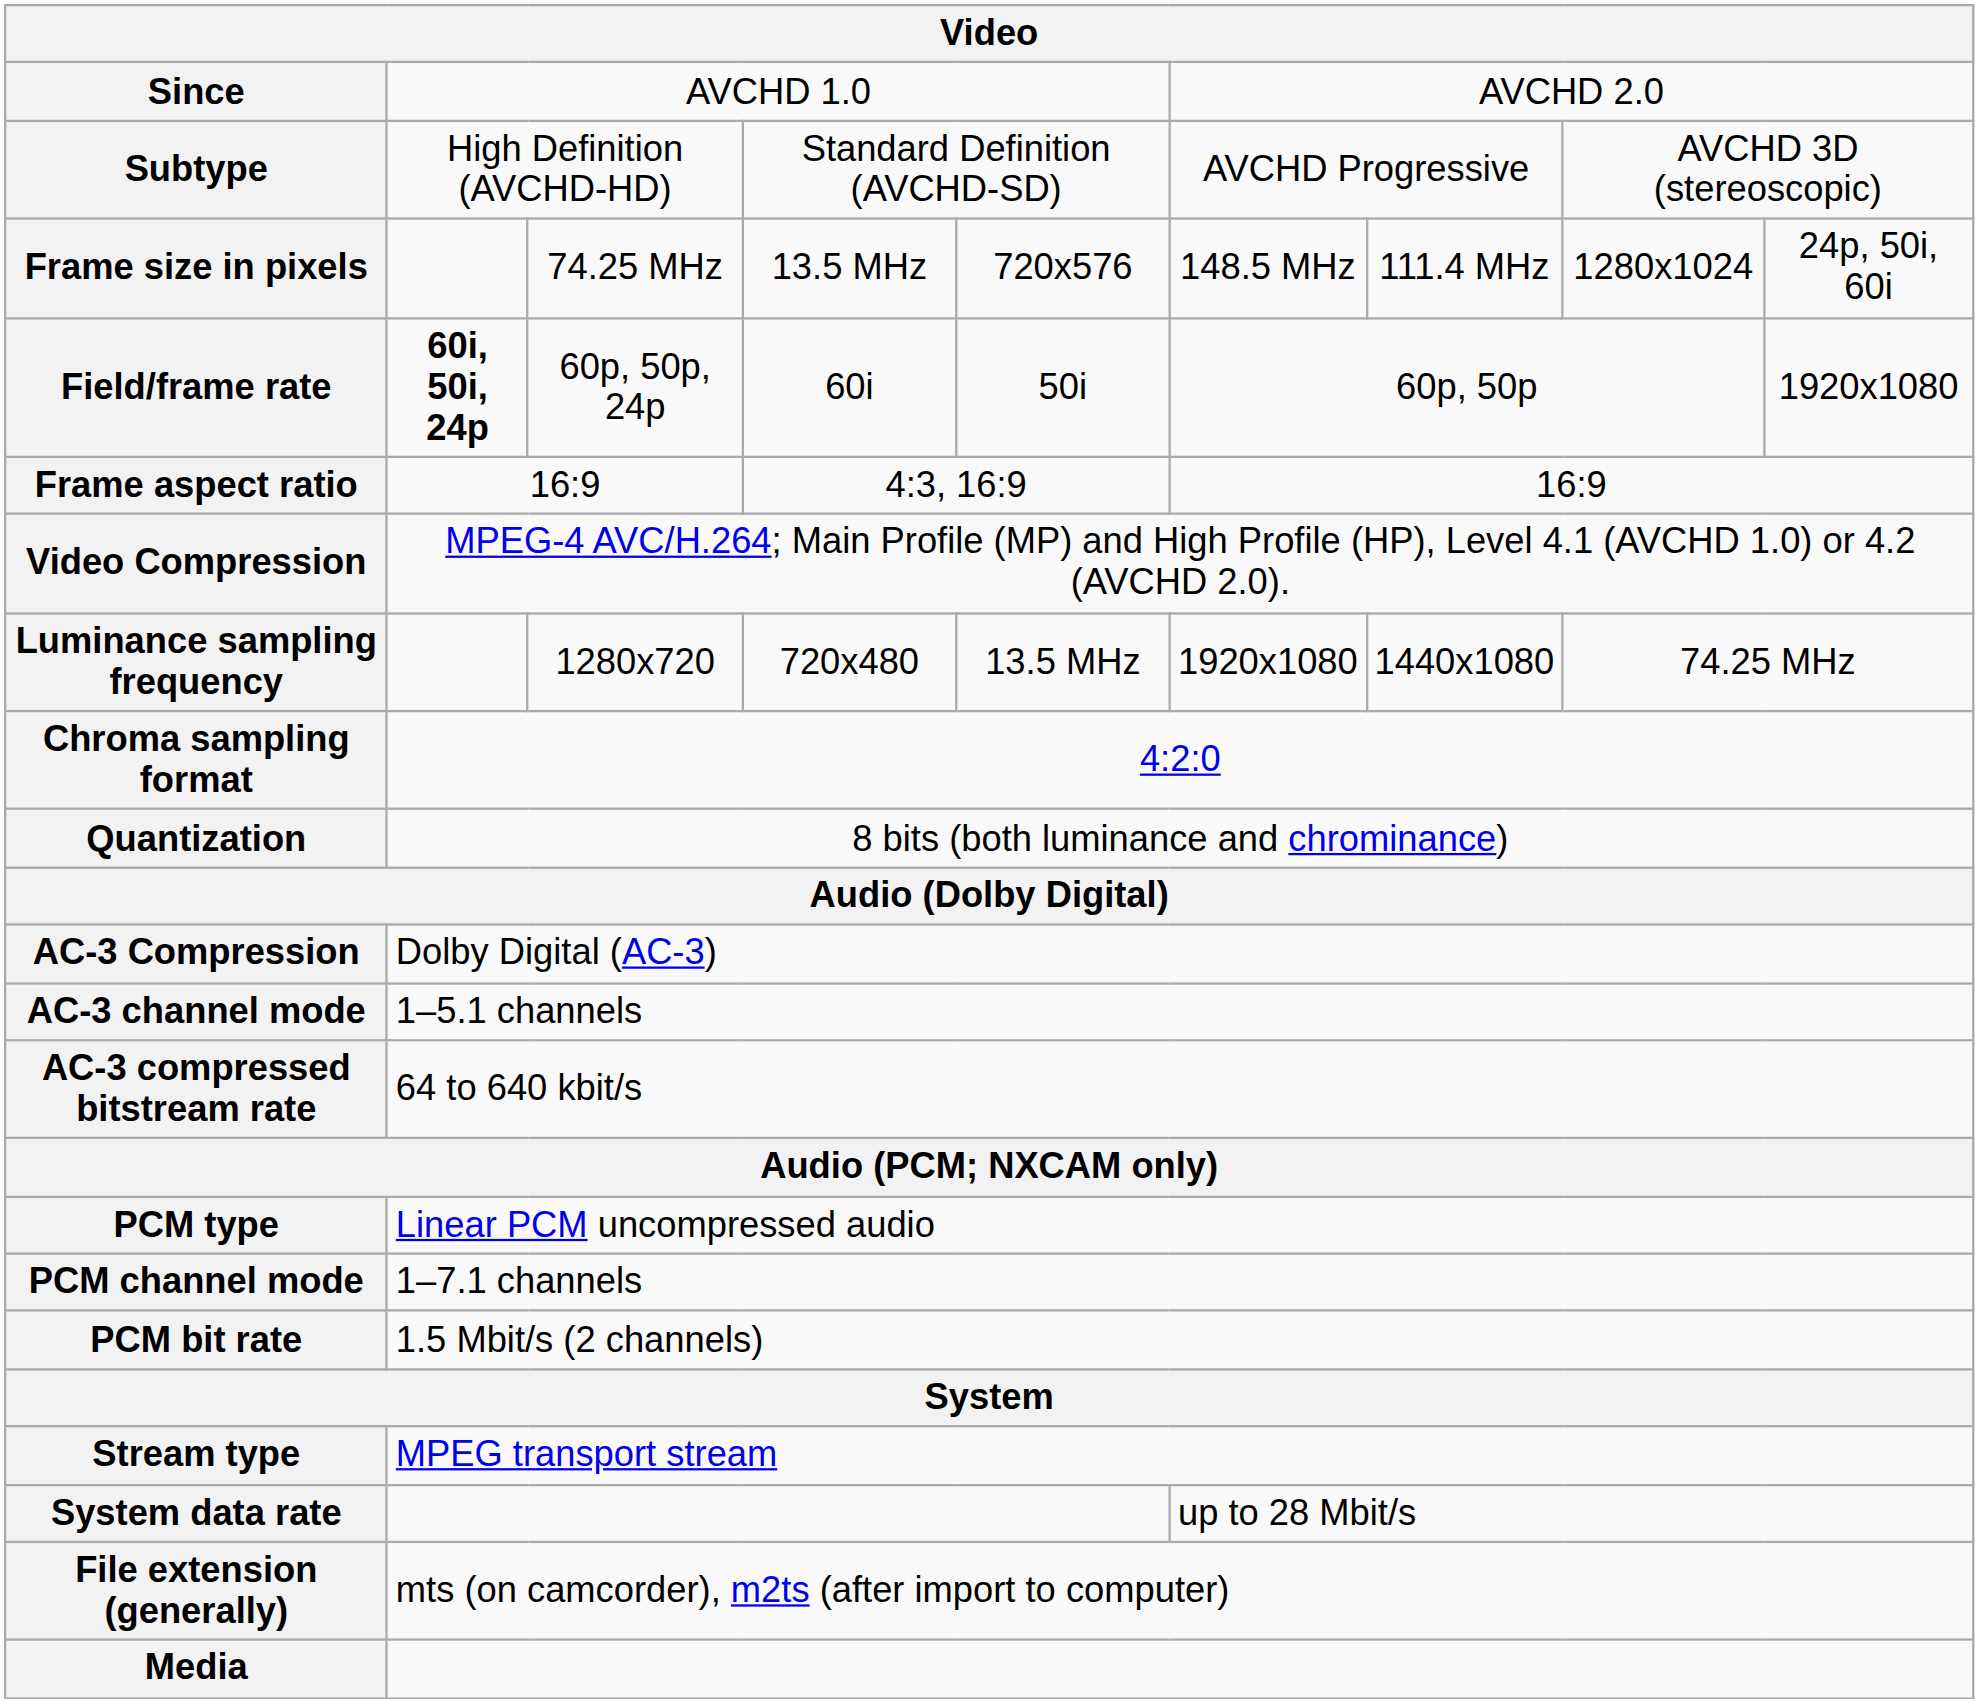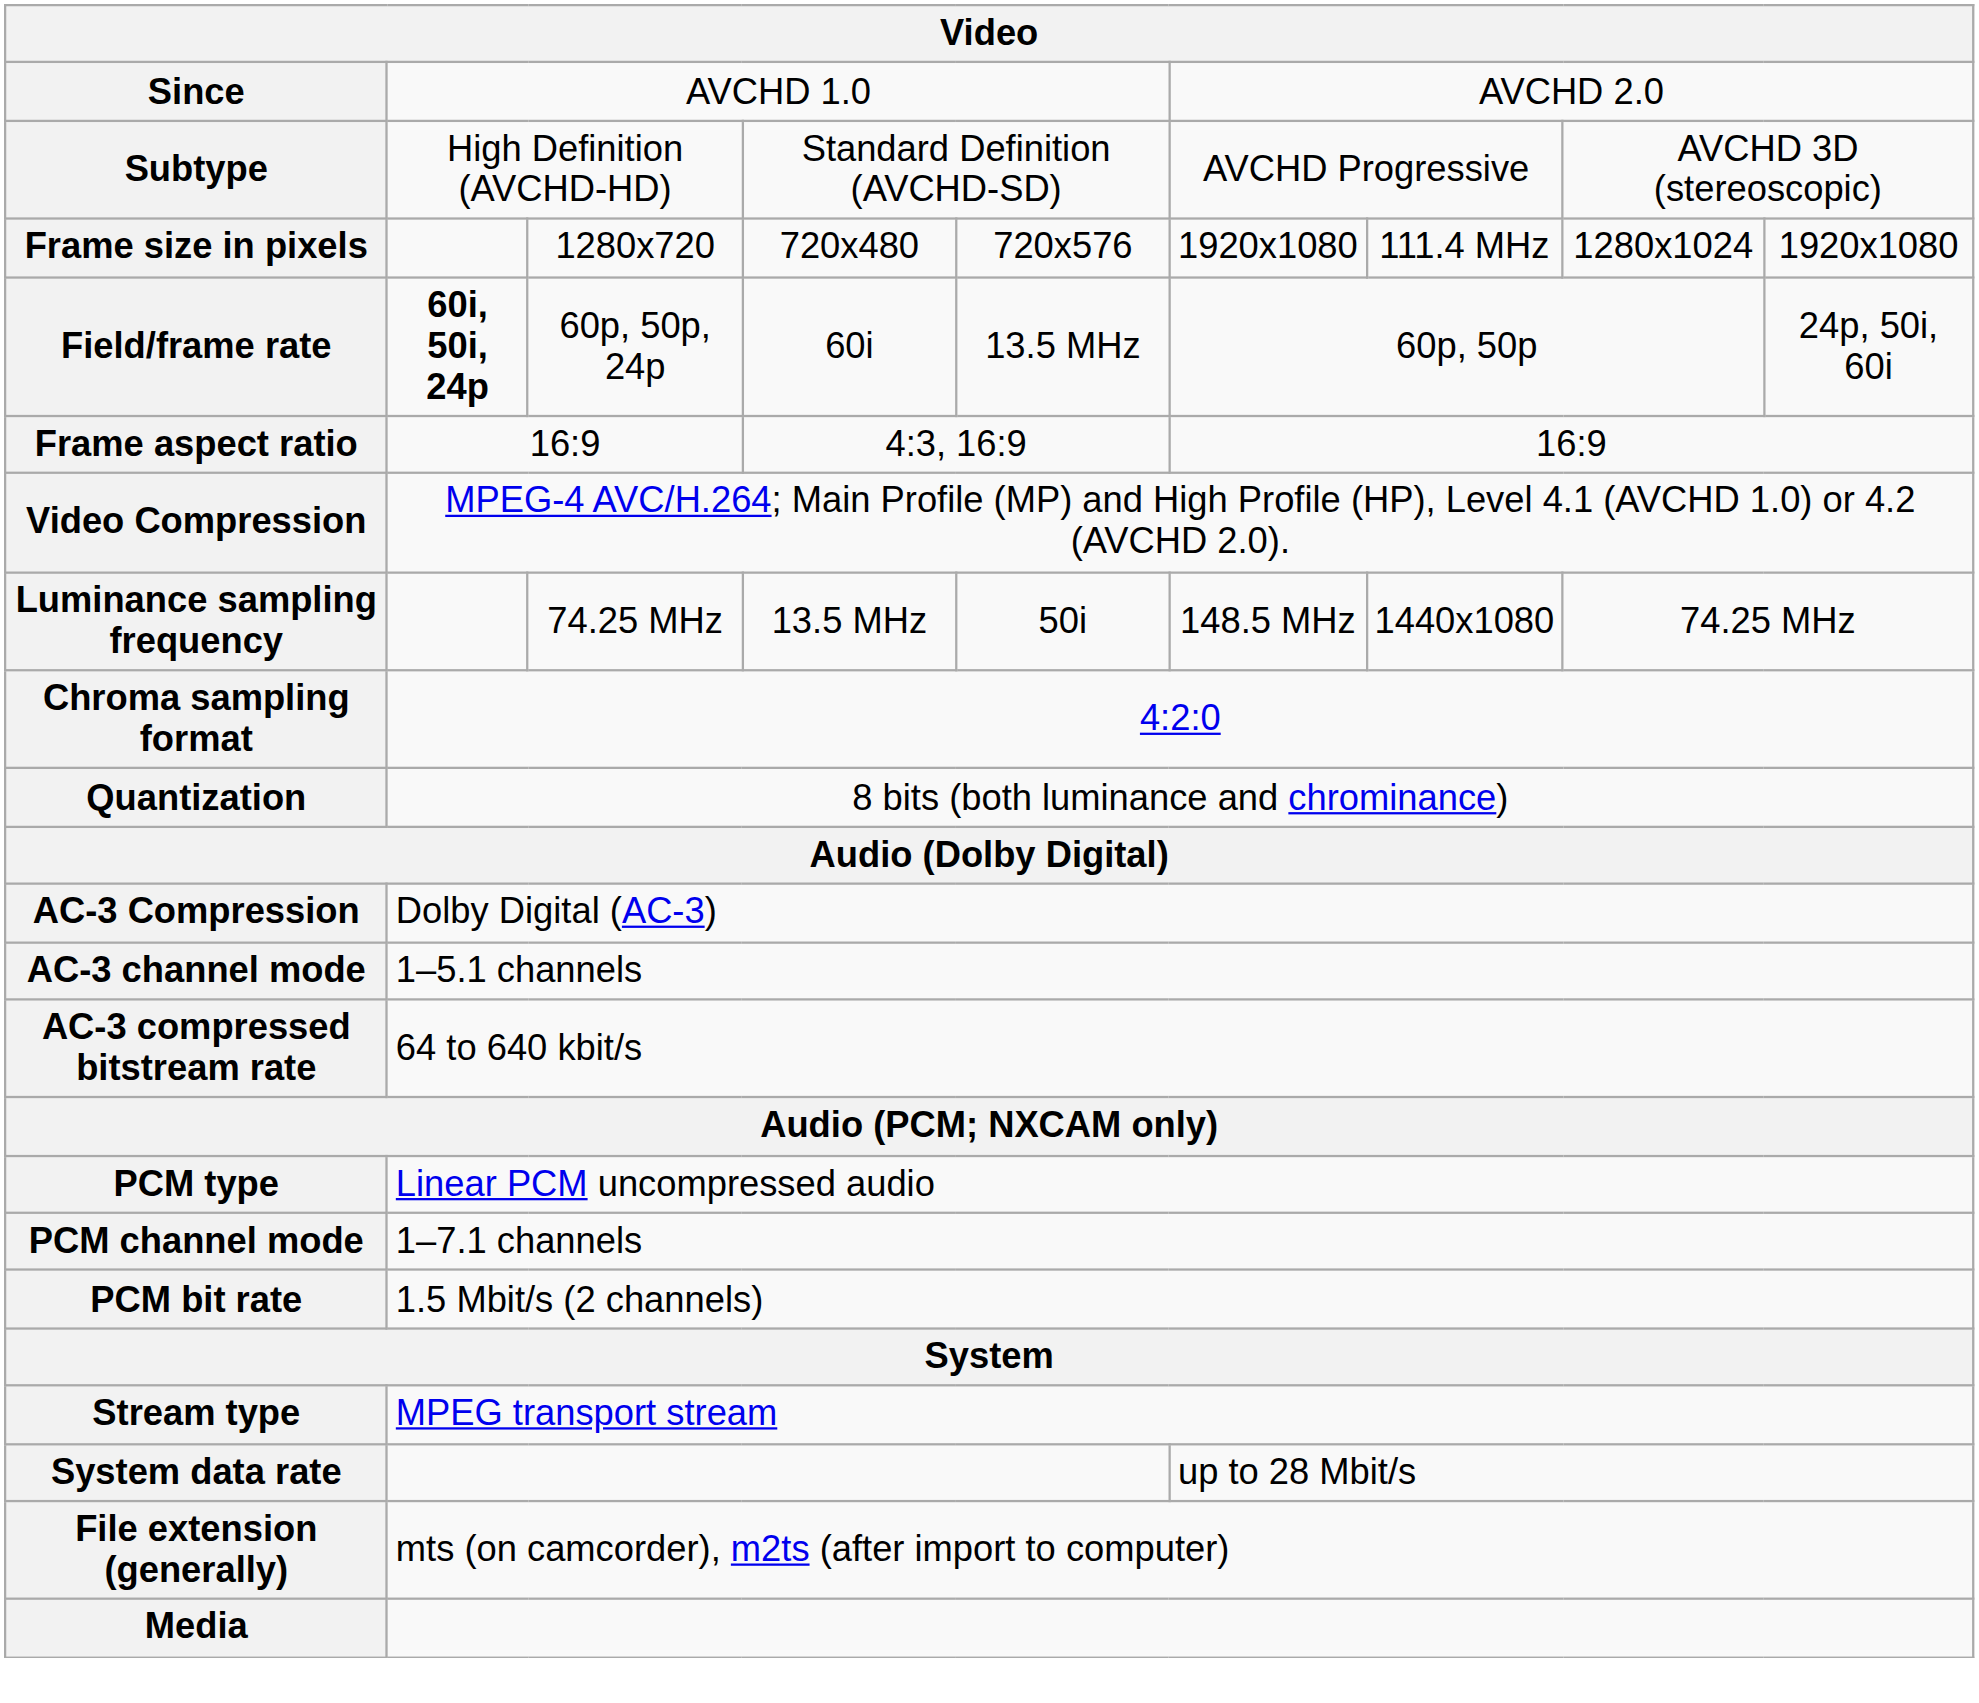(635, 267) 74.25 MHz -> (635, 246) 1280x720
(849, 267) 13.5 MHz -> (849, 246) 720x480
(1268, 267) 148.5 MHz -> (1268, 246) 1920x1080
(1869, 267) 24p, 50i, 60i -> (1869, 246) 1920x1080
(1063, 386) 50i -> (1063, 345) 13.5 MHz
(1869, 386) 1920x1080 -> (1869, 345) 24p, 50i, 60i
(635, 661) 1280x720 -> (635, 620) 74.25 MHz
(849, 661) 720x480 -> (849, 620) 13.5 MHz
(1063, 661) 13.5 MHz -> (1063, 620) 50i
(1268, 661) 1920x1080 -> (1268, 620) 148.5 MHz
